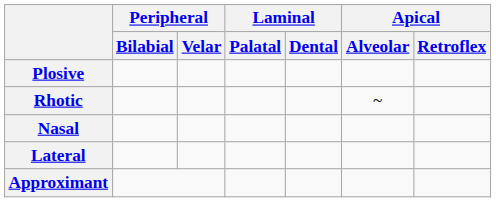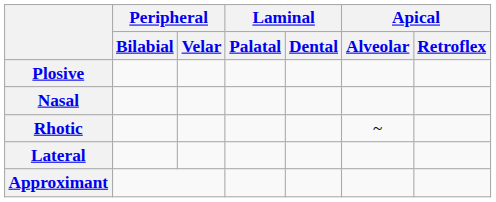rows swapped: (58, 127) <-> (58, 100)
